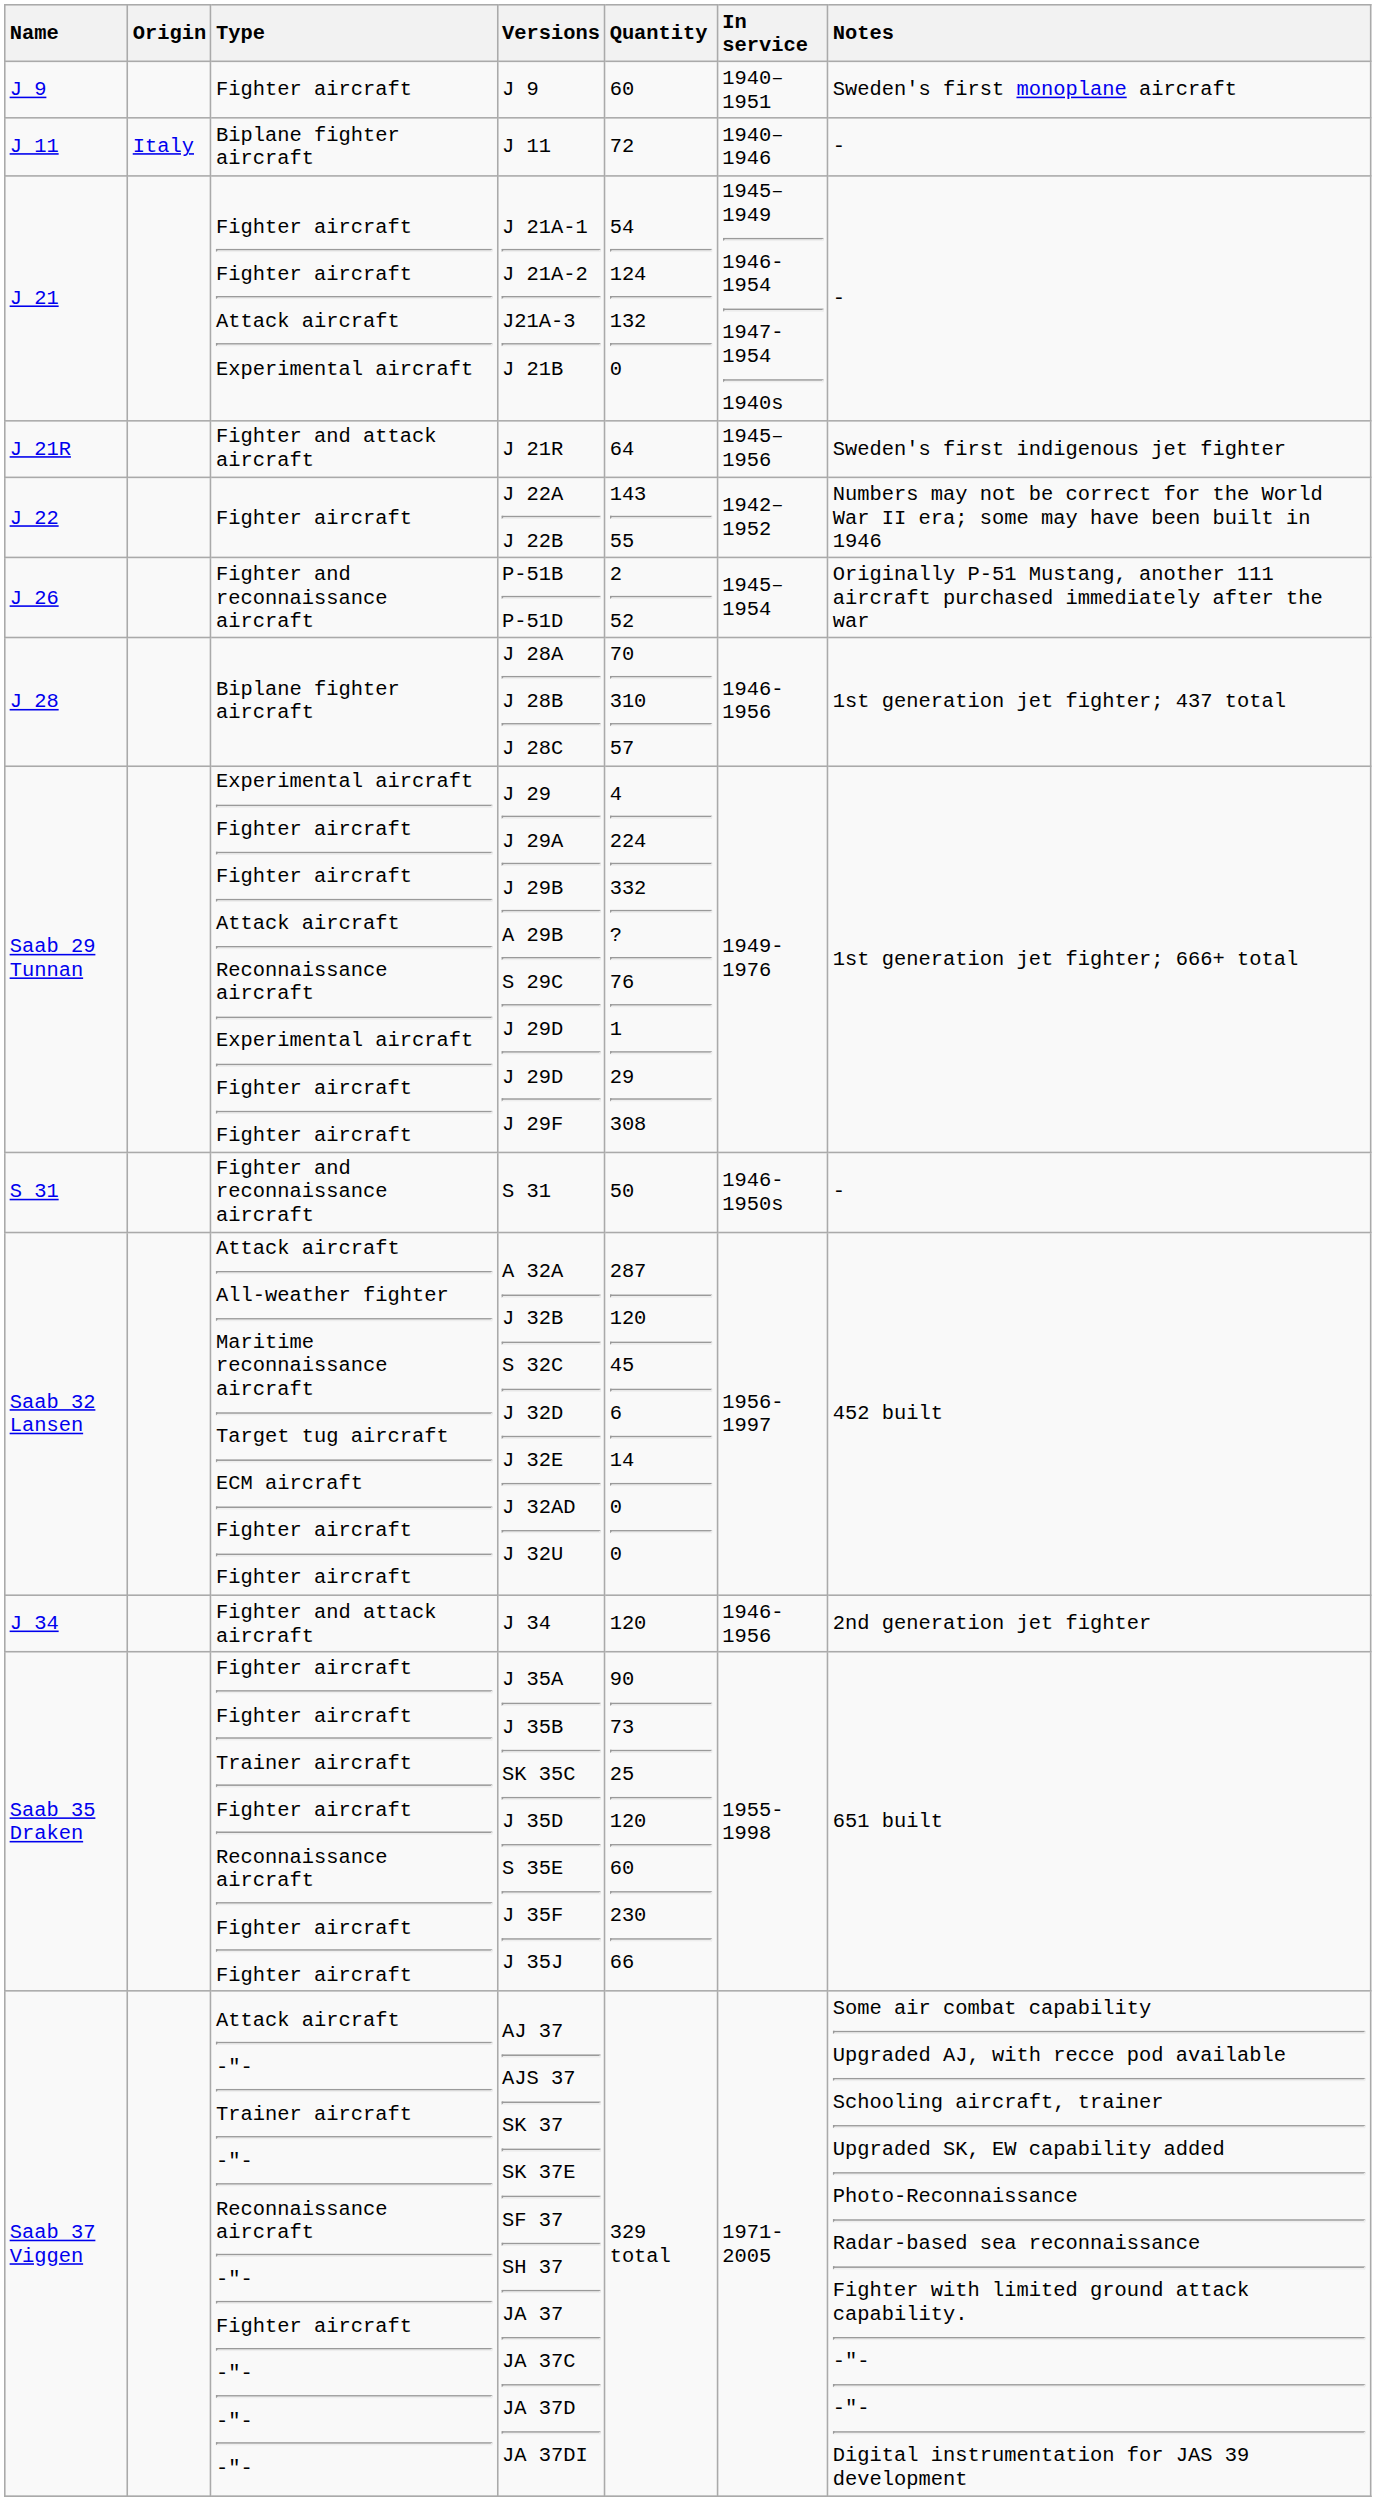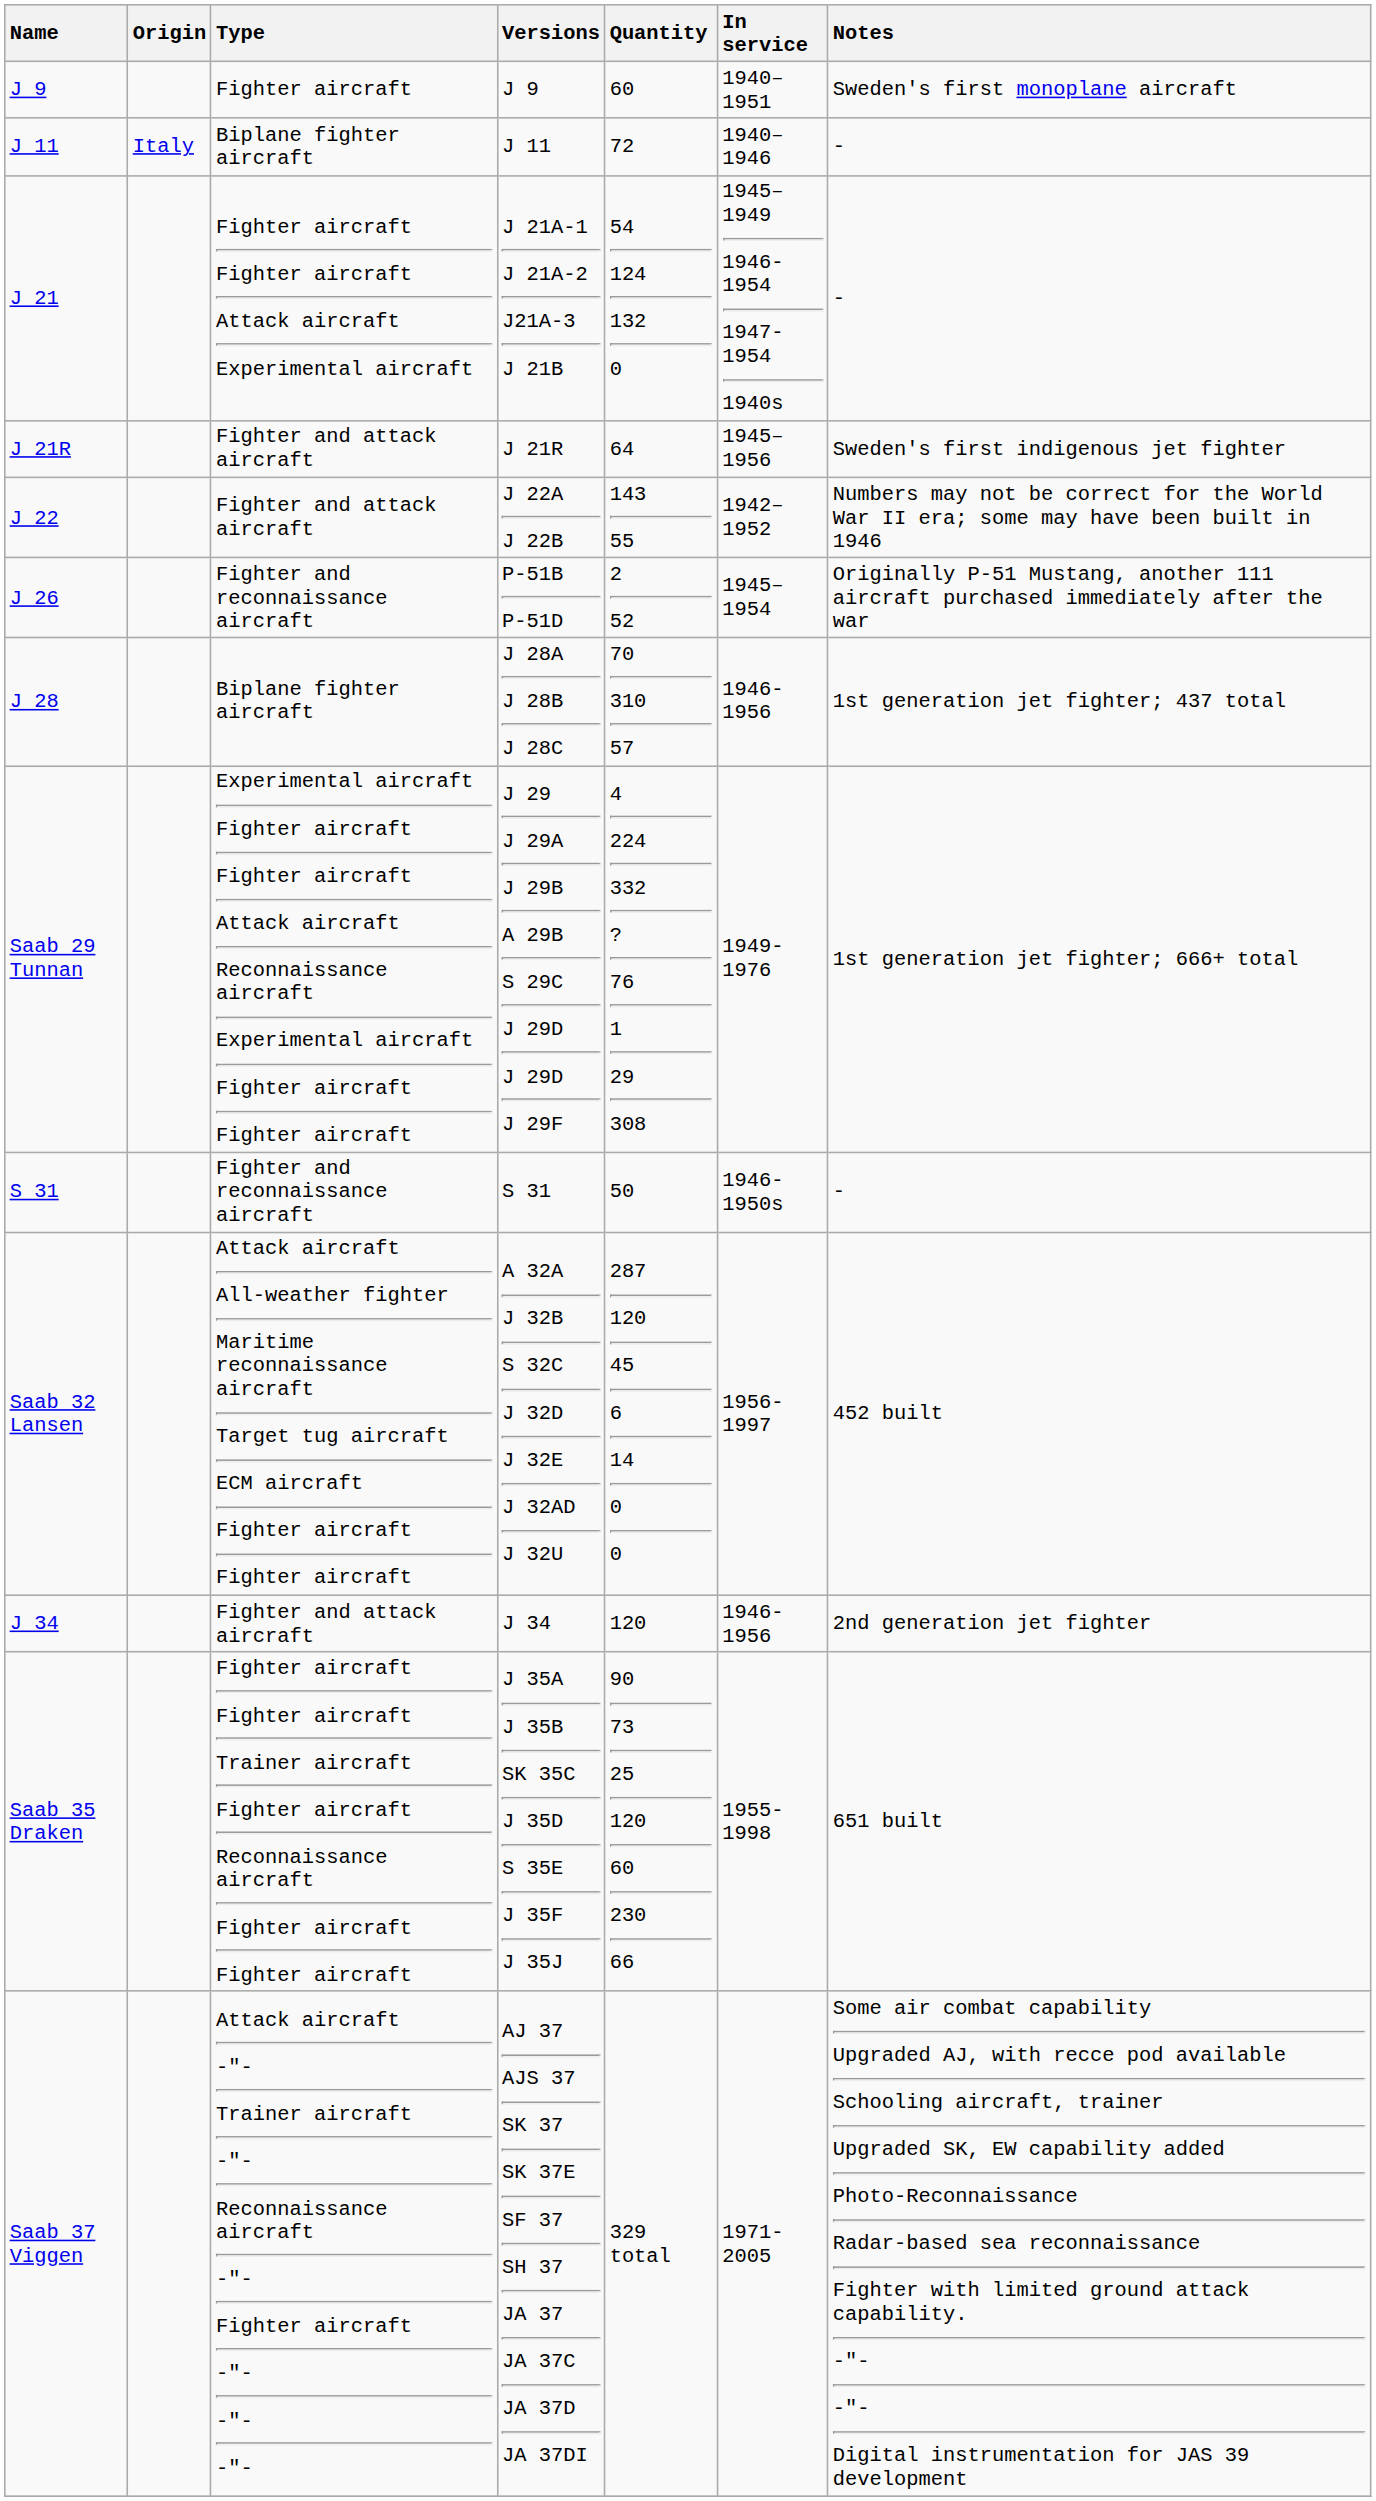(314, 517) Fighter aircraft -> (326, 517) Fighter and attack aircraft
